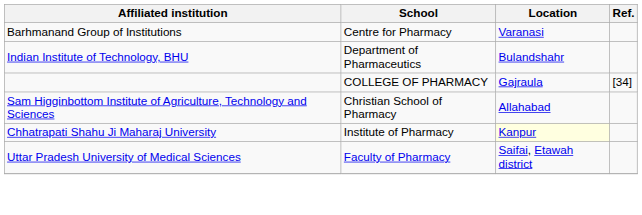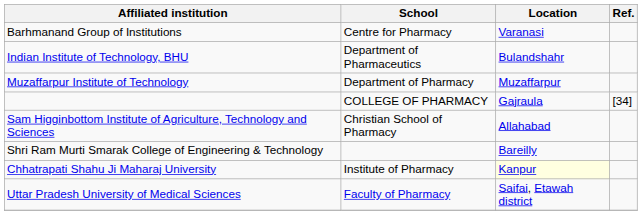+ row: (98, 82)
+ row: (165, 151)
